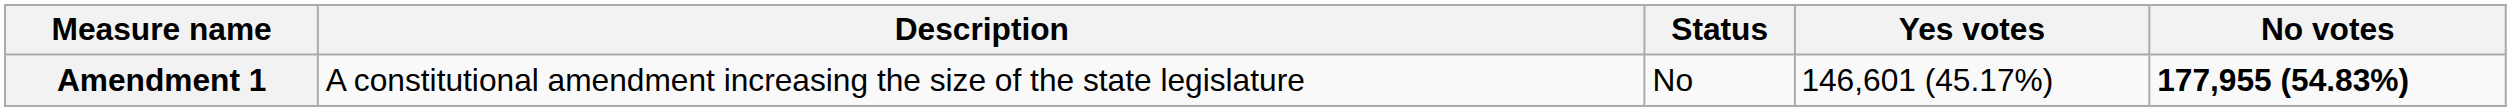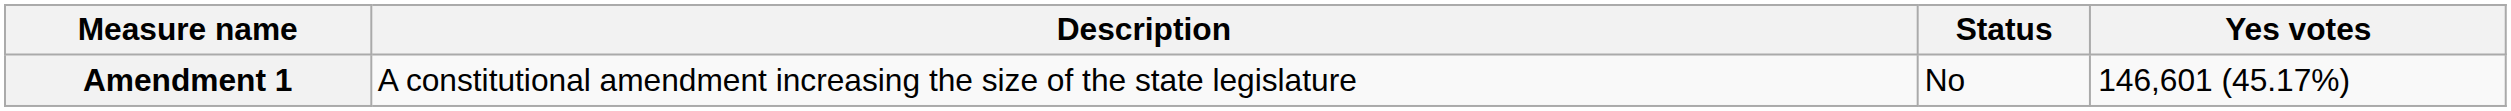- column: (2328, 29)
